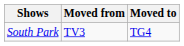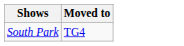- column: (94, 13)
